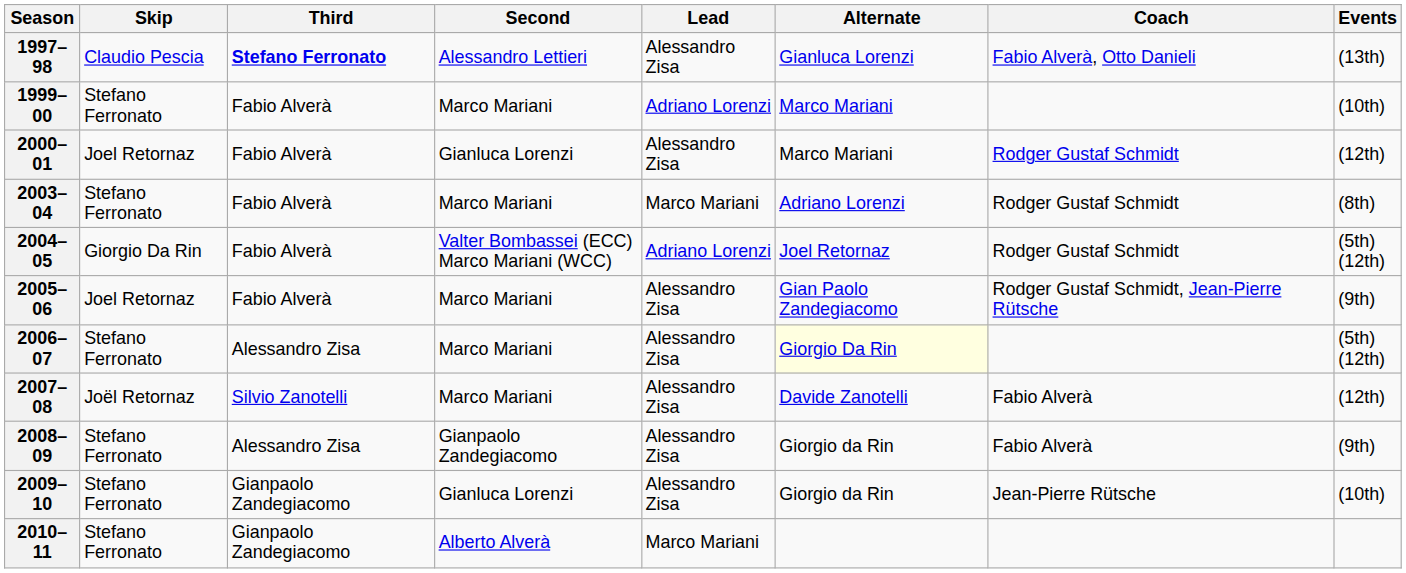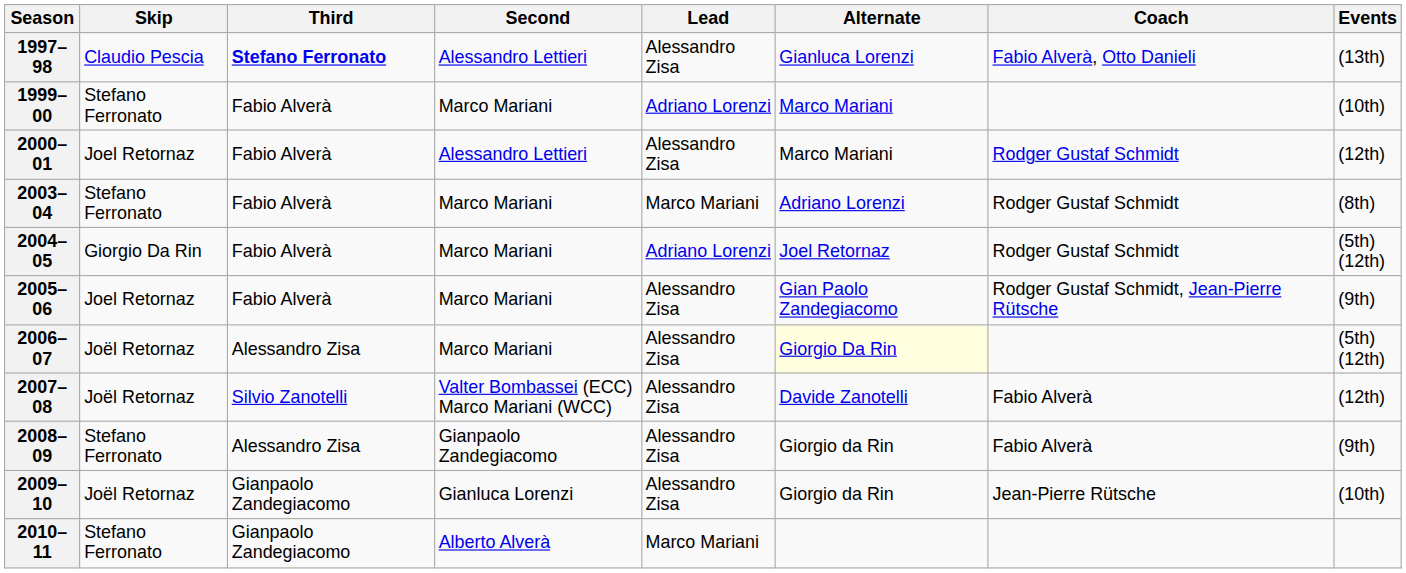(506, 154) Gianluca Lorenzi -> (513, 154) Alessandro Lettieri
(536, 251) Valter Bombassei (ECC) Marco Mariani (WCC) -> (495, 251) Marco Mariani
(123, 348) Stefano Ferronato -> (139, 348) Joël Retornaz
(495, 397) Marco Mariani -> (536, 397) Valter Bombassei (ECC) Marco Mariani (WCC)
(123, 494) Stefano Ferronato -> (139, 494) Joël Retornaz
